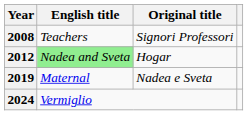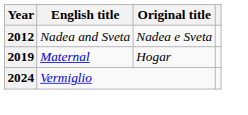- row: (21, 36)
(85, 57) lightgreen background -> (85, 36) no background
(154, 57) Hogar -> (174, 36) Nadea e Sveta
(174, 78) Nadea e Sveta -> (154, 57) Hogar
